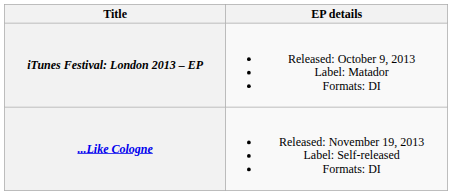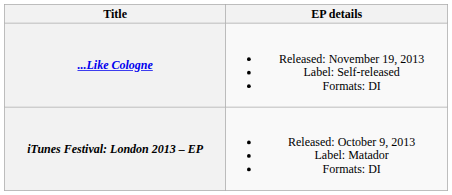rows swapped: (115, 65) <-> (115, 148)
